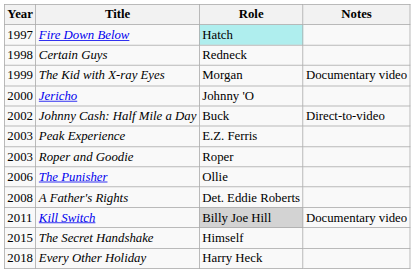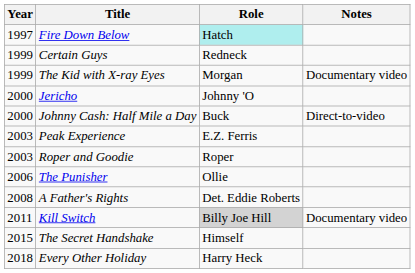(20, 55) 1998 -> (20, 55) 1999
(20, 116) 2002 -> (20, 116) 2000
